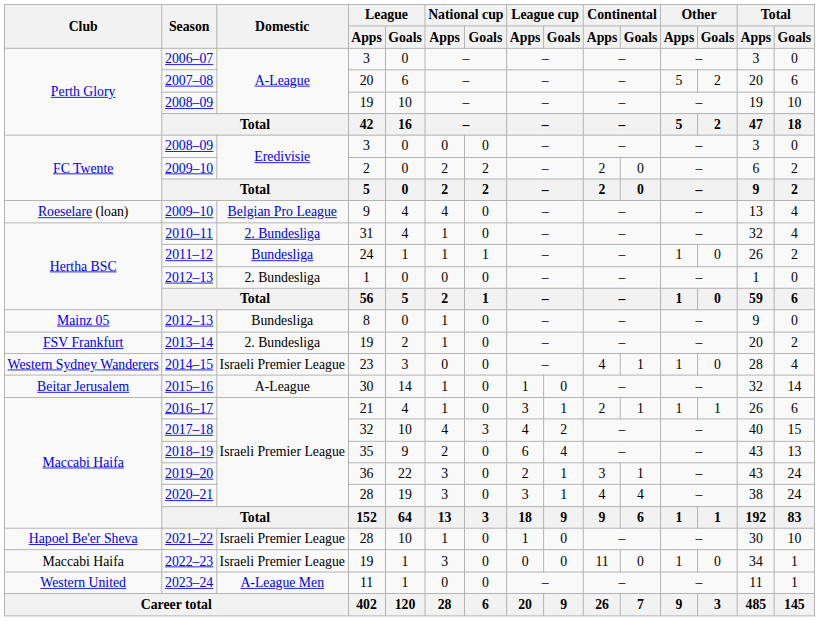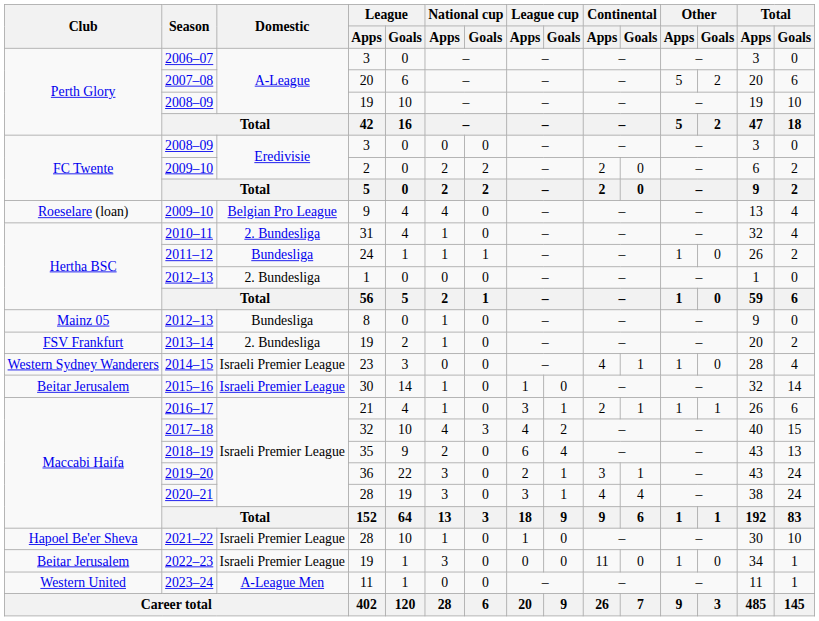(282, 386) A-League -> (282, 386) Israeli Premier League
(83, 560) Maccabi Haifa -> (83, 560) Beitar Jerusalem
